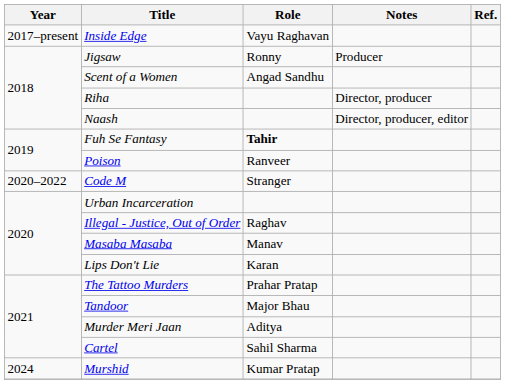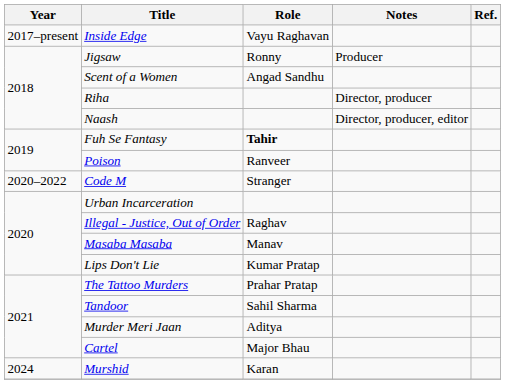(262, 264) Karan -> (283, 264) Kumar Pratap
(278, 306) Major Bhau -> (282, 306) Sahil Sharma
(282, 347) Sahil Sharma -> (278, 347) Major Bhau
(283, 368) Kumar Pratap -> (262, 368) Karan
